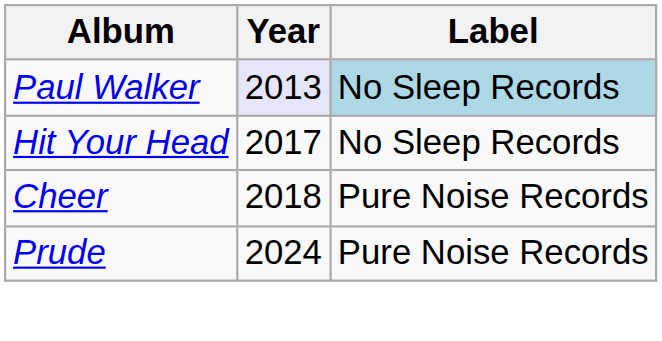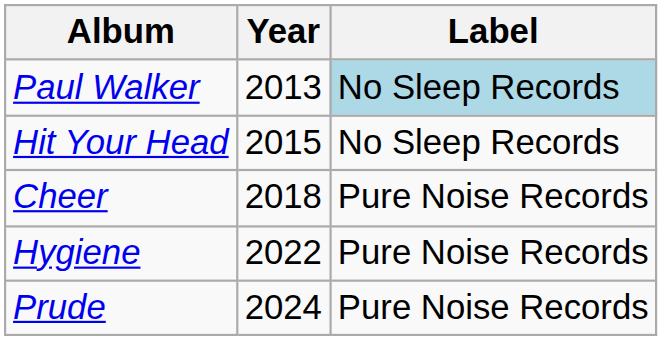(283, 87) lavender background -> (283, 87) no background
(283, 142) 2017 -> (283, 142) 2015
+ row: (77, 252)
